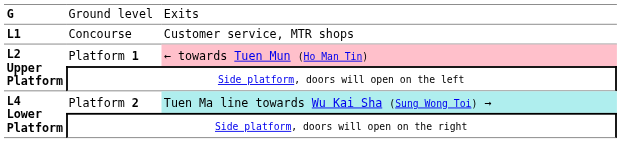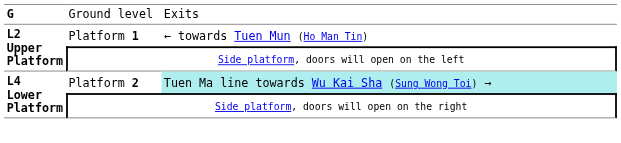- row: (100, 34)
(266, 55) pink background -> (266, 36) no background
